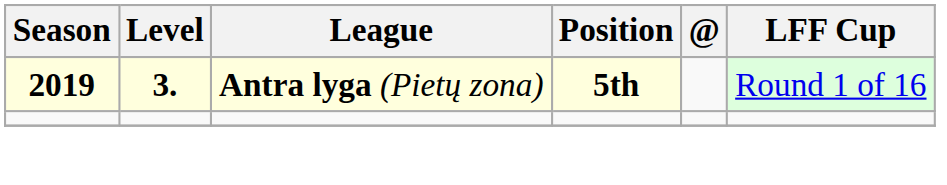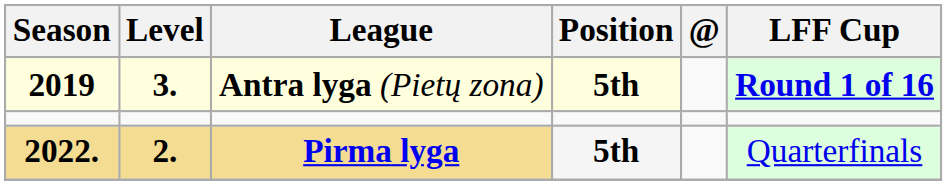(831, 83) normal -> (835, 83) bold
+ row: (62, 151)
